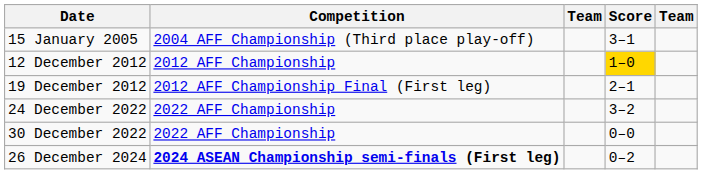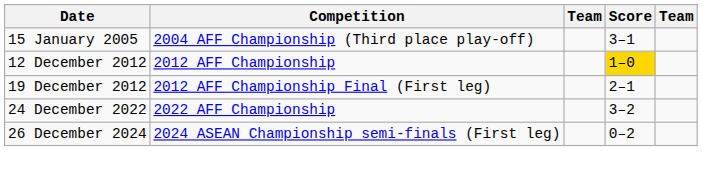- row: (77, 134)
(357, 157) bold -> (357, 134) normal
